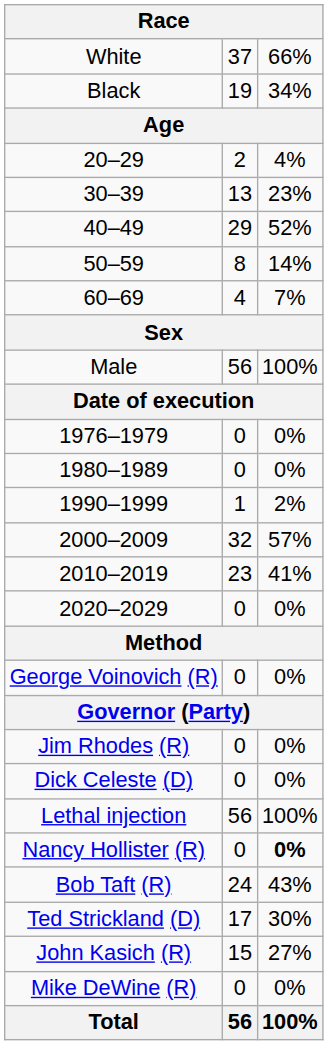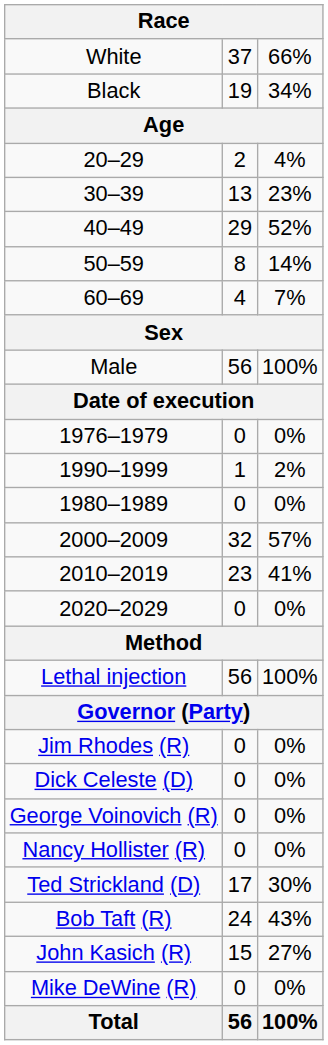rows swapped: (114, 470) <-> (114, 504)
rows swapped: (114, 815) <-> (114, 677)
(290, 849) bold -> (290, 849) normal
rows swapped: (114, 884) <-> (114, 919)
